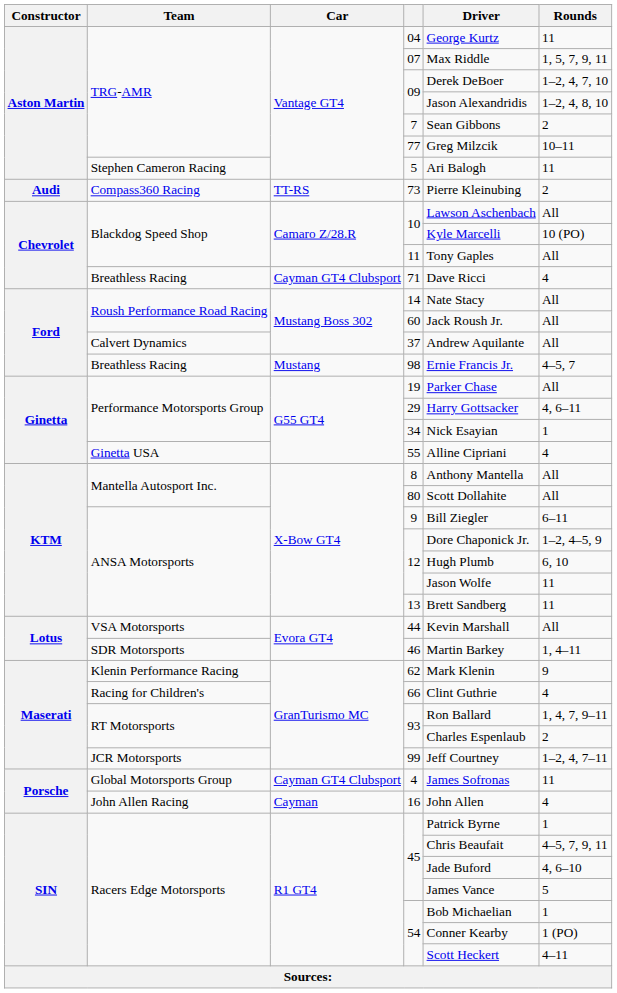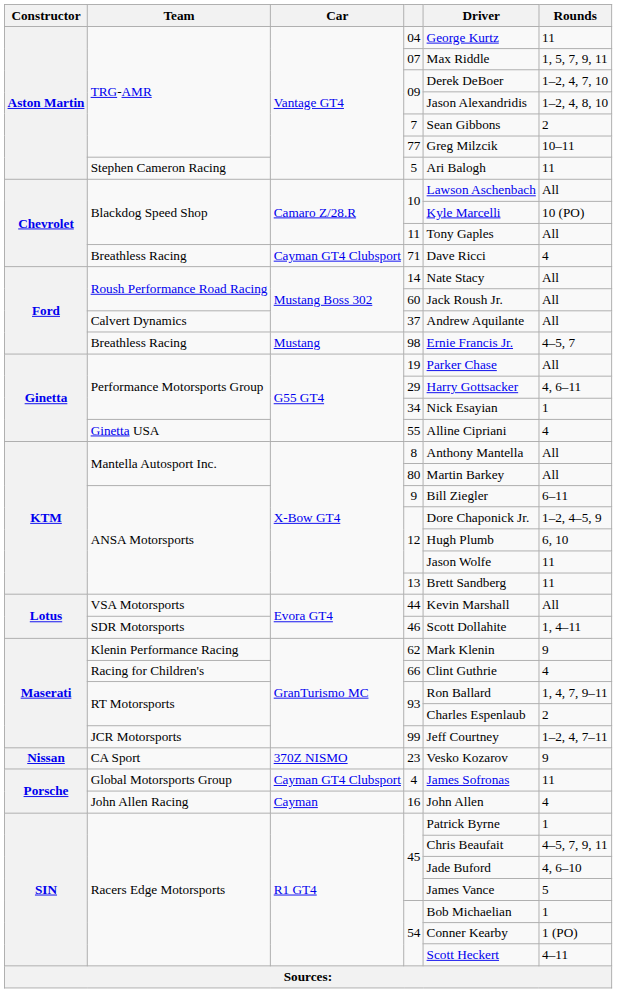- row: (145, 190)
(467, 496) Scott Dollahite -> (465, 474) Martin Barkey
(465, 649) Martin Barkey -> (467, 627) Scott Dollahite
+ row: (115, 758)
